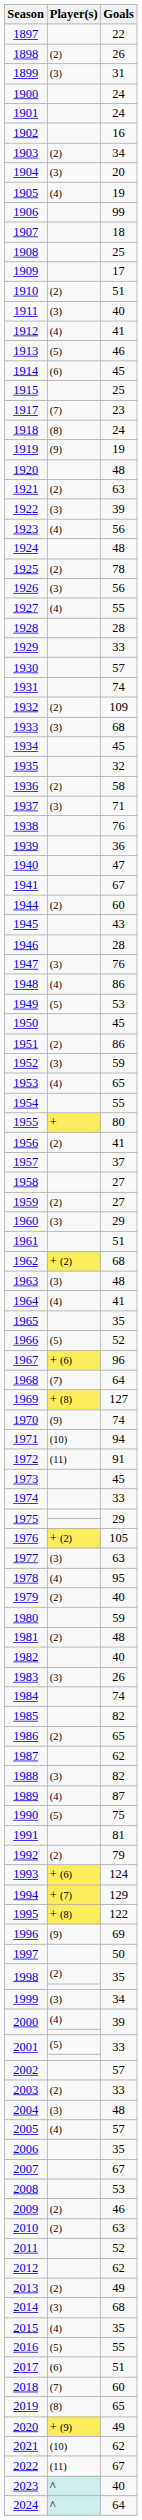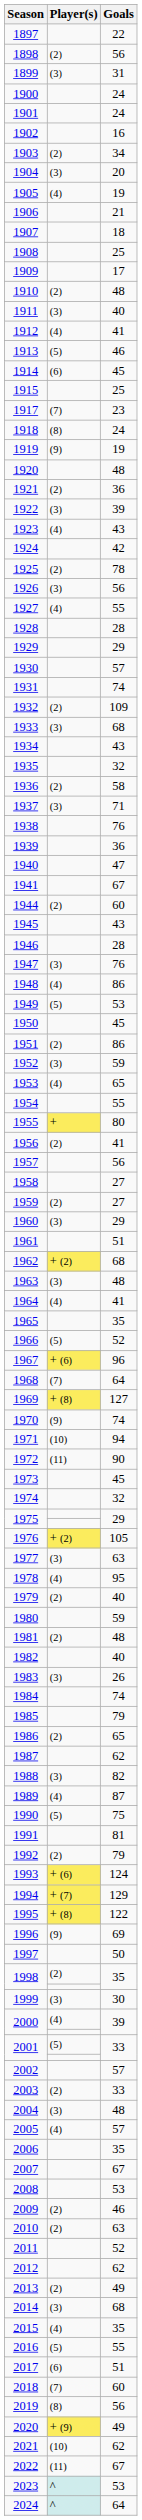(119, 53) 26 -> (119, 53) 56
(119, 212) 99 -> (119, 212) 21
(119, 291) 51 -> (119, 291) 48
(119, 489) 63 -> (119, 489) 36
(119, 529) 56 -> (119, 529) 43
(119, 548) 48 -> (119, 548) 42
(119, 647) 33 -> (119, 647) 29
(119, 746) 45 -> (119, 746) 43
(119, 1162) 37 -> (119, 1162) 56
(119, 1459) 91 -> (119, 1459) 90
(119, 1498) 33 -> (119, 1498) 32
(119, 1716) 82 -> (119, 1716) 79
(119, 1999) 34 -> (119, 1999) 30
(119, 2406) 65 -> (119, 2406) 56
(119, 2485) 40 -> (119, 2485) 53
